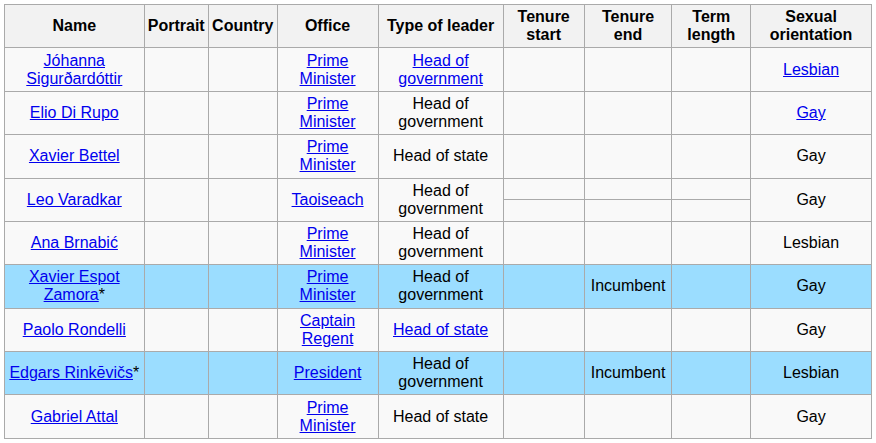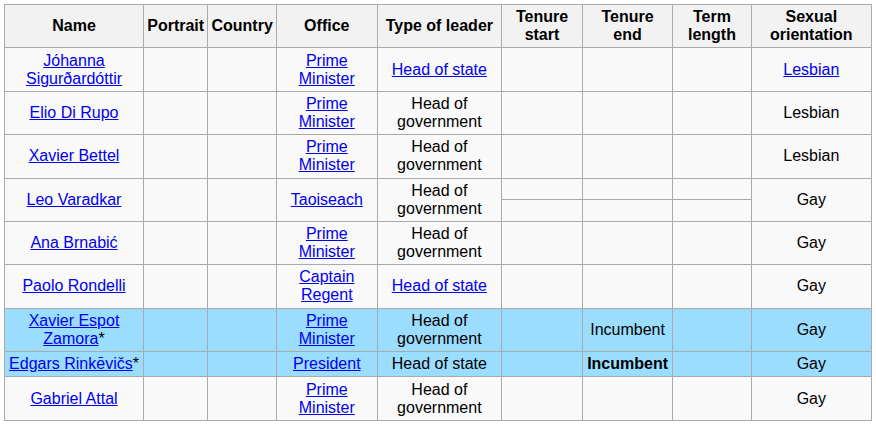(441, 69) Head of government -> (439, 69) Head of state
(811, 112) Gay -> (811, 112) Lesbian
(441, 156) Head of state -> (439, 156) Head of government
(811, 156) Gay -> (811, 156) Lesbian
(811, 243) Lesbian -> (811, 243) Gay
rows swapped: (74, 286) <-> (74, 329)
(441, 373) Head of government -> (439, 364) Head of state
(628, 373) normal -> (628, 364) bold
(811, 373) Lesbian -> (811, 364) Gay
(441, 416) Head of state -> (439, 398) Head of government
